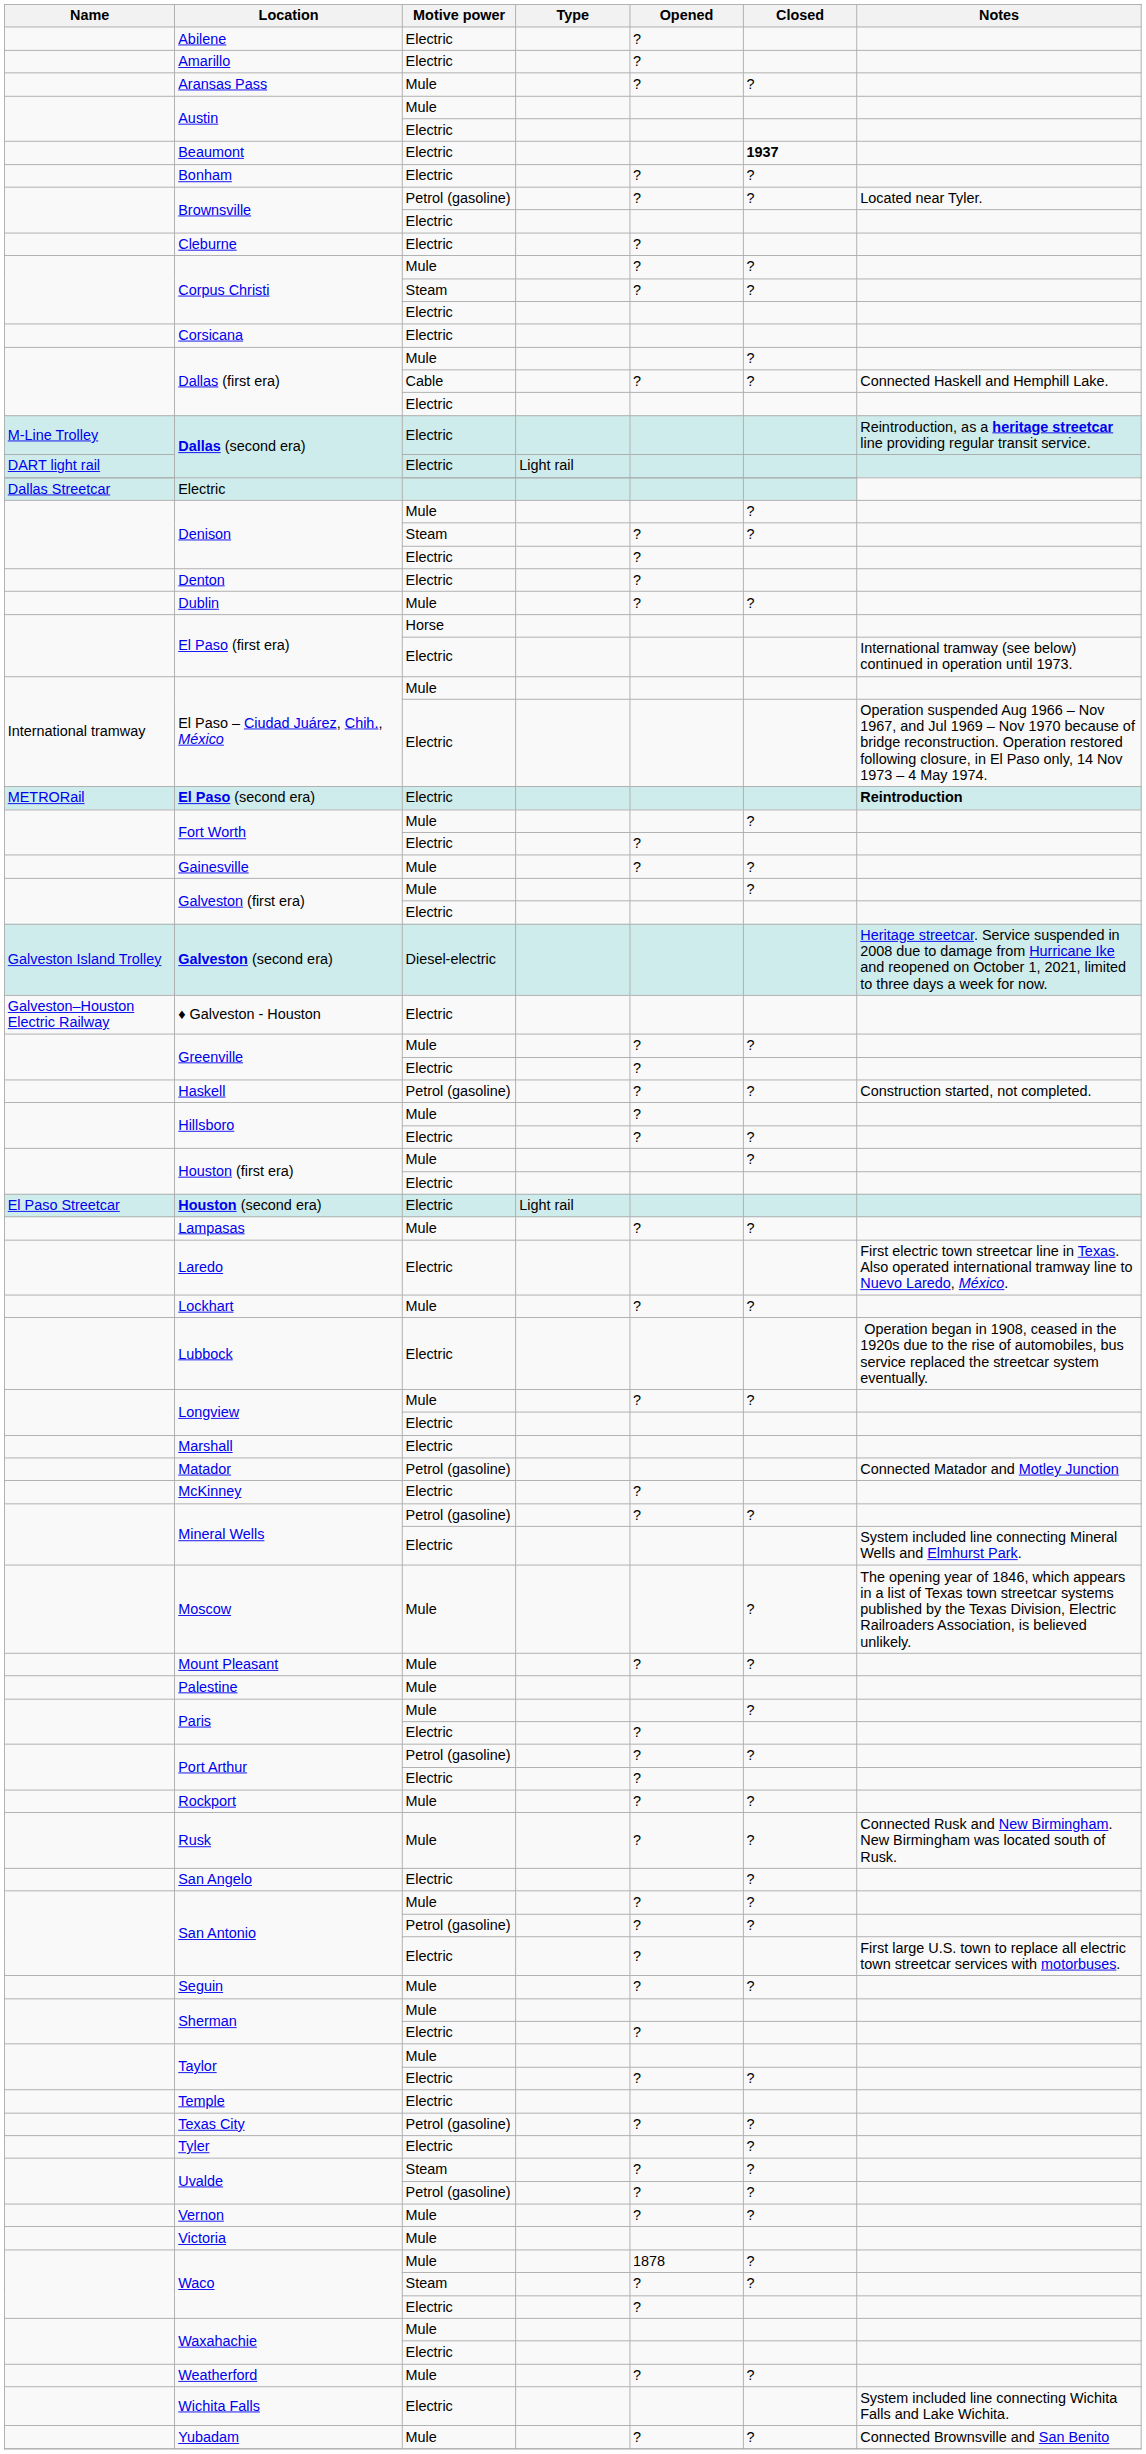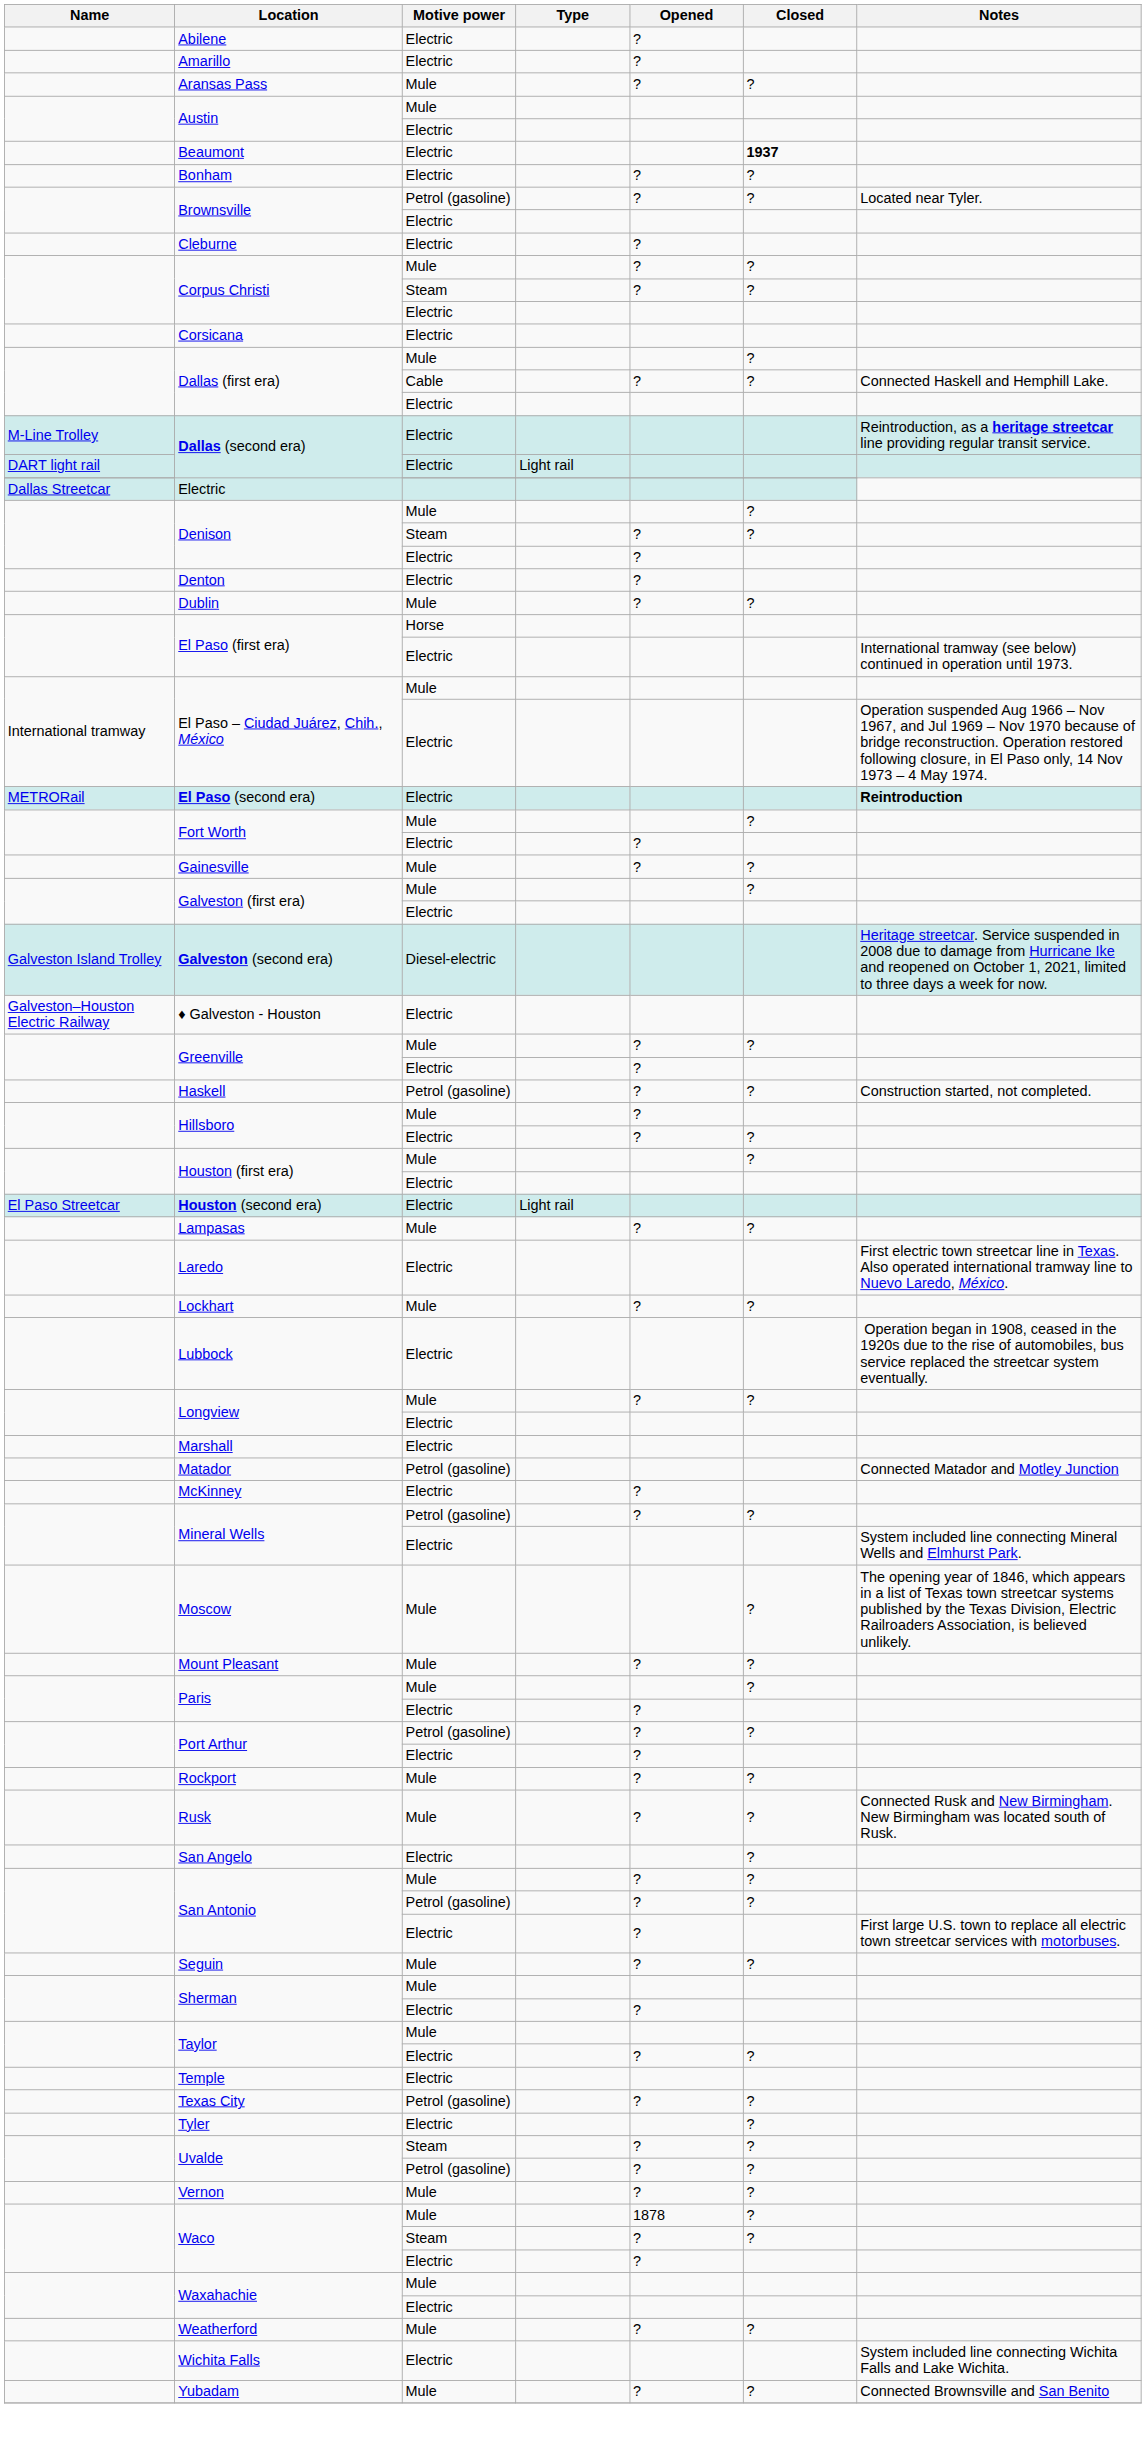- row: (208, 1687)
- row: (202, 2238)
